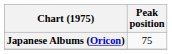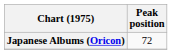(147, 40) 75 -> (147, 40) 72
